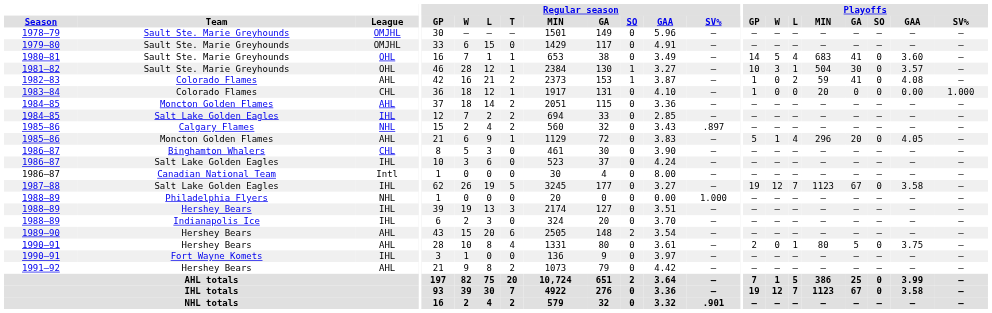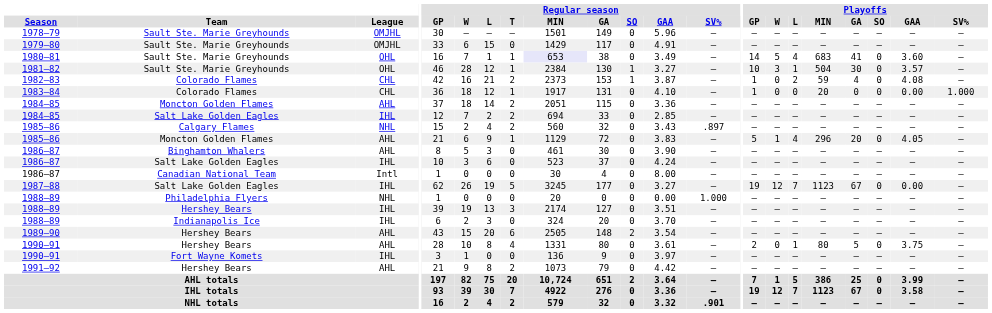(555, 57) no background -> (555, 57) lavender background
(387, 80) AHL -> (387, 80) CHL
(856, 80) 41 -> (856, 80) 4
(387, 151) CHL -> (387, 151) AHL
(912, 186) 3.58 -> (912, 186) 0.00
